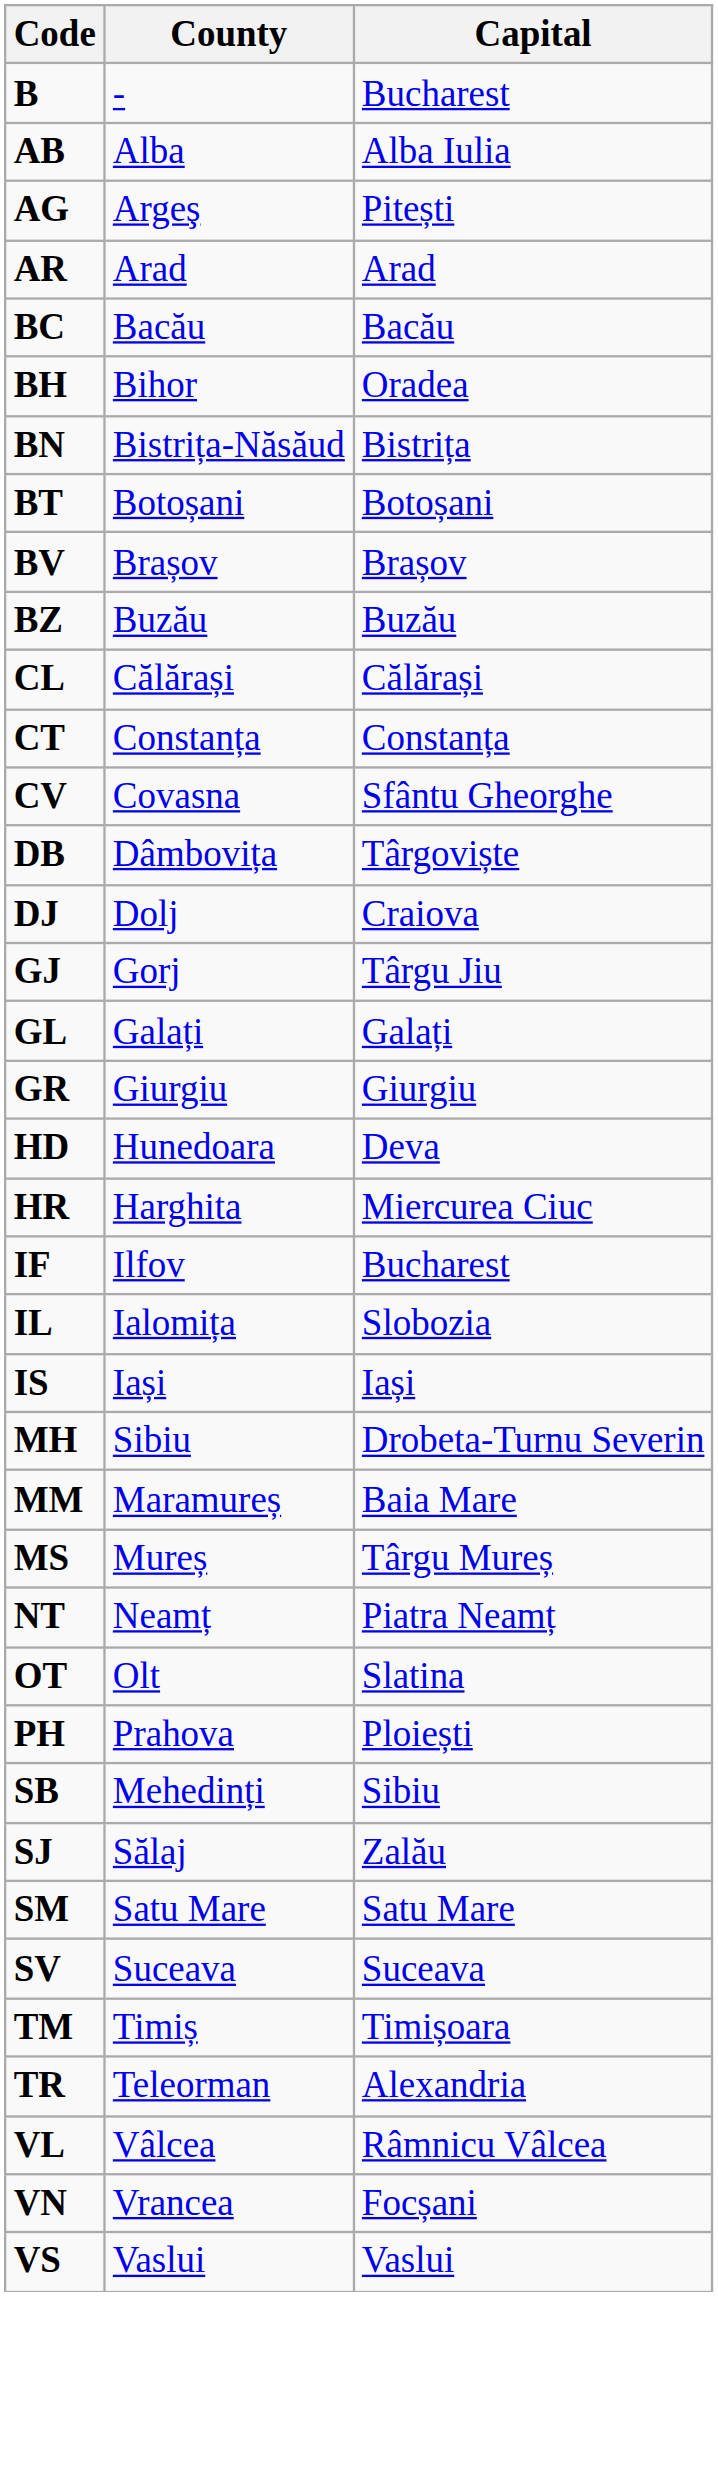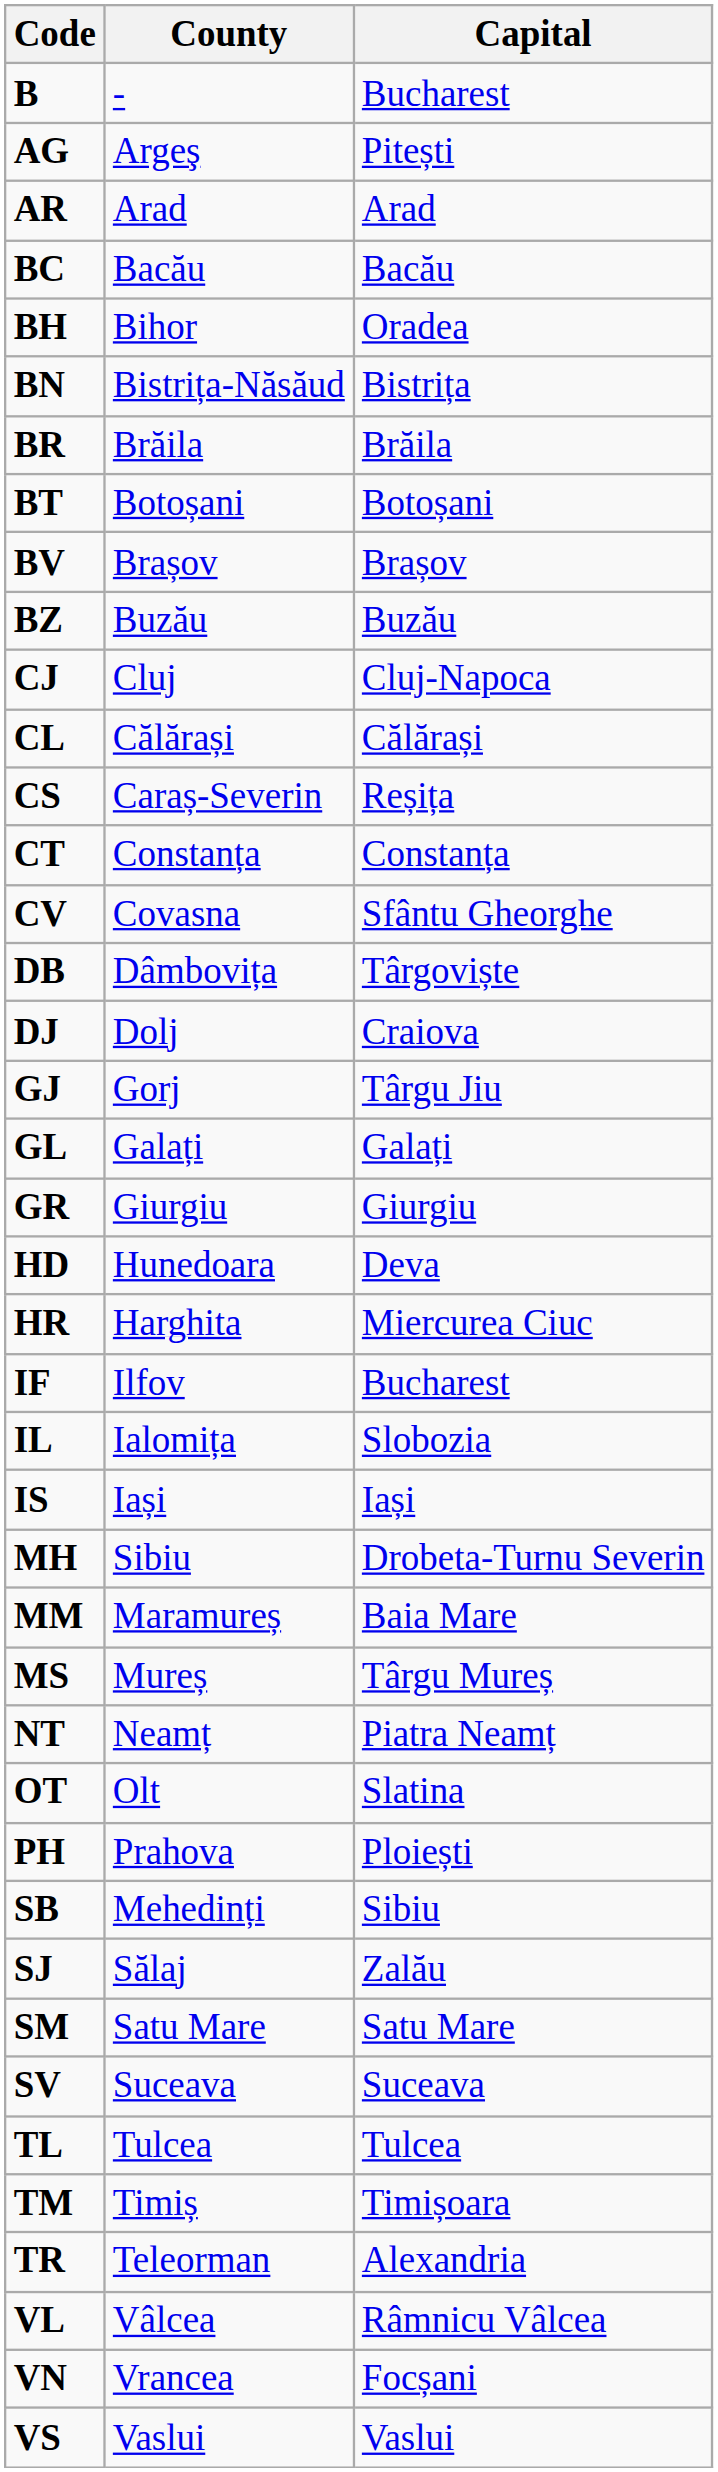- row: (39, 151)
+ row: (39, 444)
+ row: (36, 678)
+ row: (37, 795)
+ row: (38, 2143)
